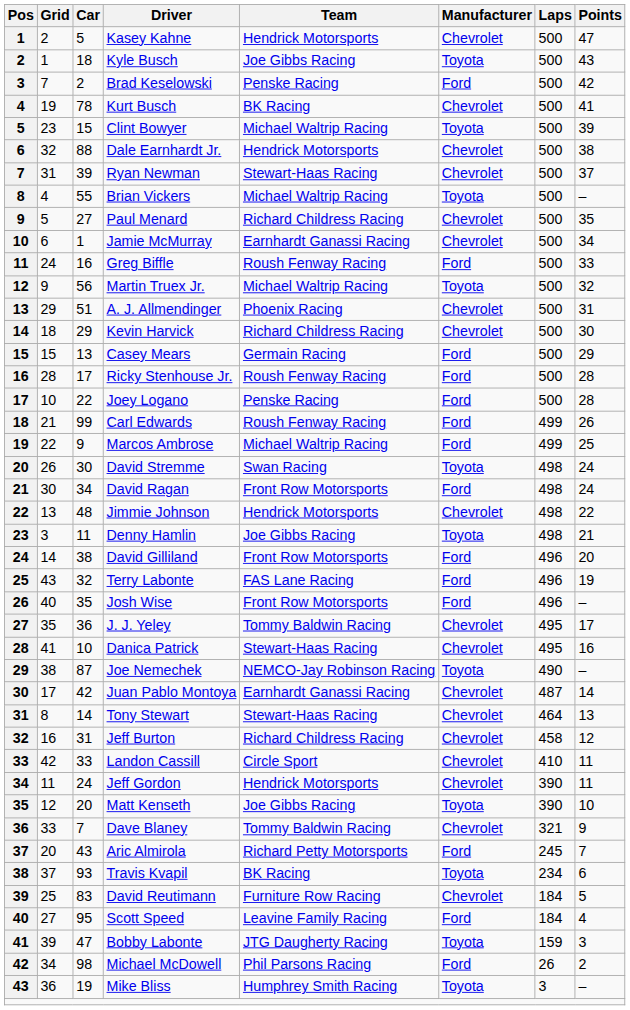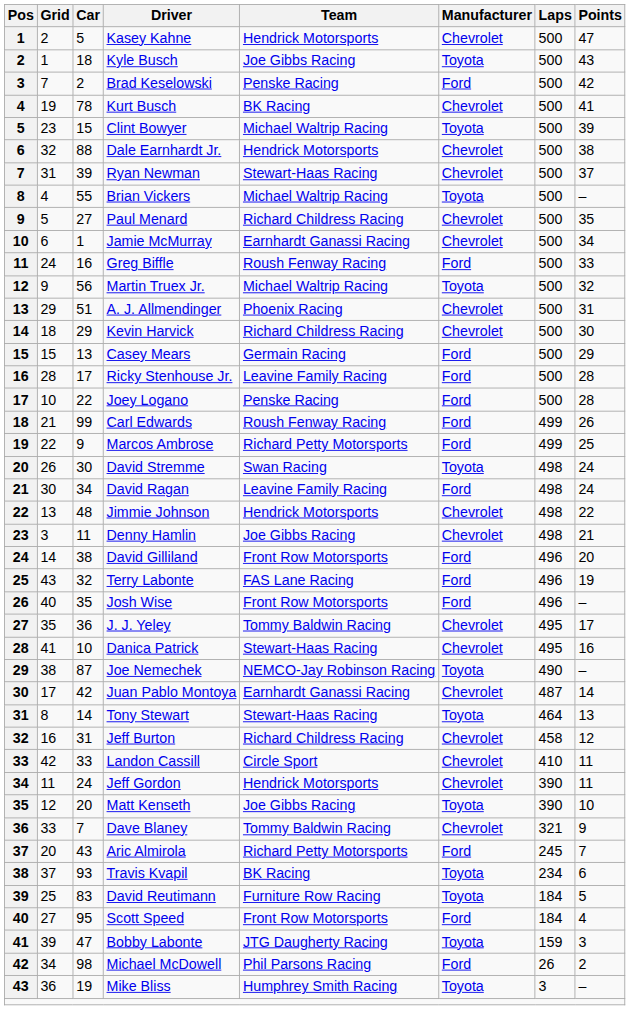(315, 377) Roush Fenway Racing -> (315, 377) Leavine Family Racing
(315, 444) Michael Waltrip Racing -> (325, 444) Richard Petty Motorsports
(315, 490) Front Row Motorsports -> (315, 490) Leavine Family Racing
(463, 535) Toyota -> (472, 535) Chevrolet
(472, 715) Chevrolet -> (463, 715) Toyota
(472, 896) Chevrolet -> (463, 896) Toyota
(315, 919) Leavine Family Racing -> (315, 919) Front Row Motorsports
